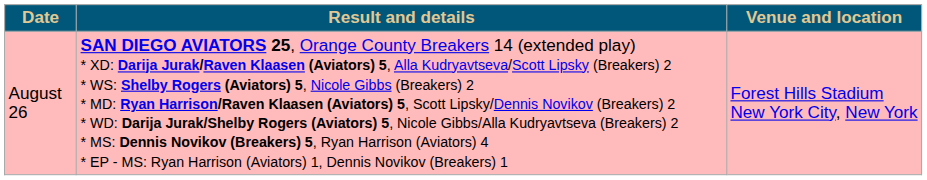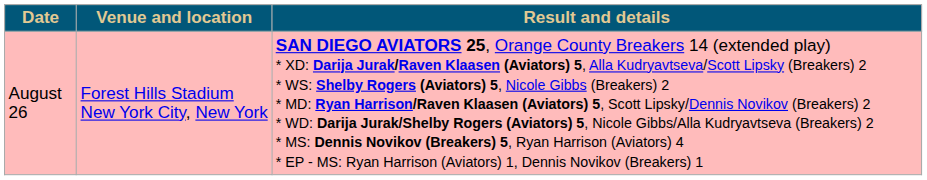columns swapped: (824, 18) <-> (402, 18)
